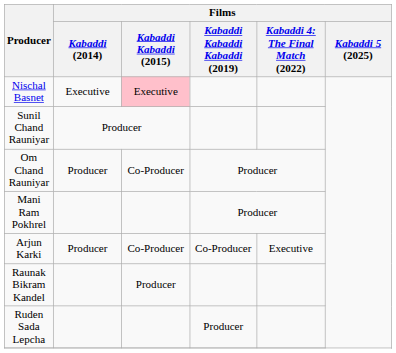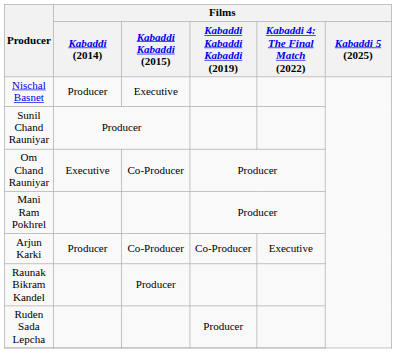(87, 91) Executive -> (87, 91) Producer
(156, 91) pink background -> (156, 91) no background
(87, 170) Producer -> (87, 170) Executive
